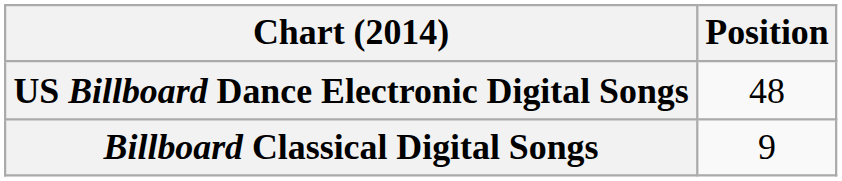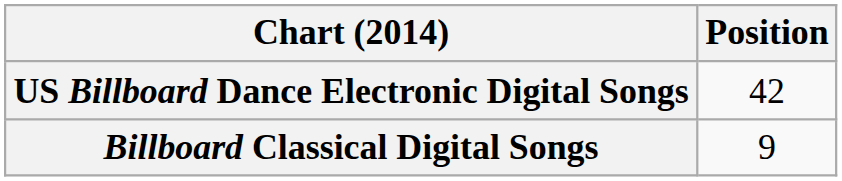(767, 89) 48 -> (767, 89) 42
